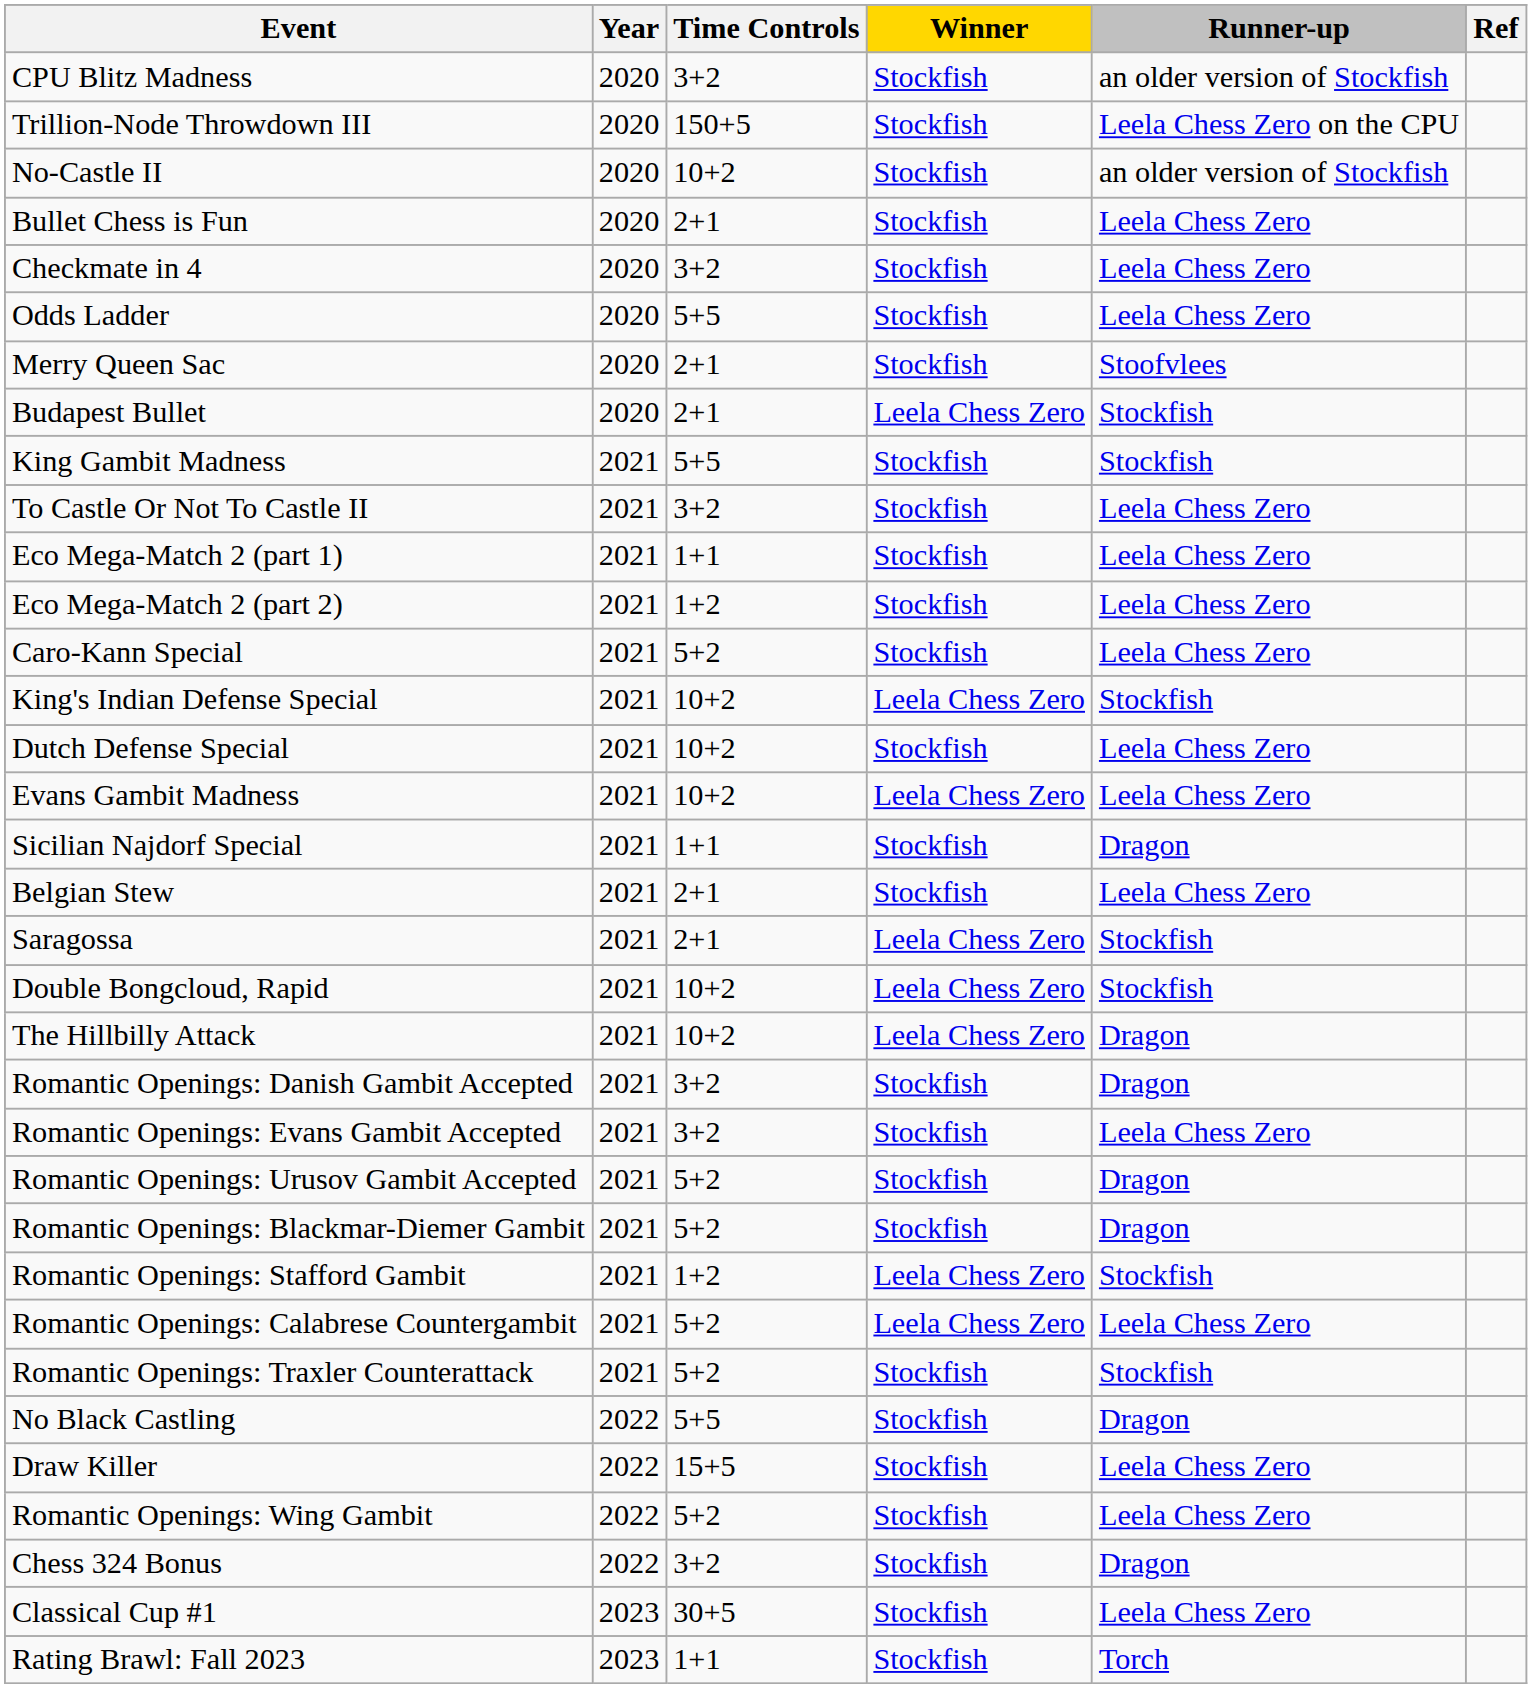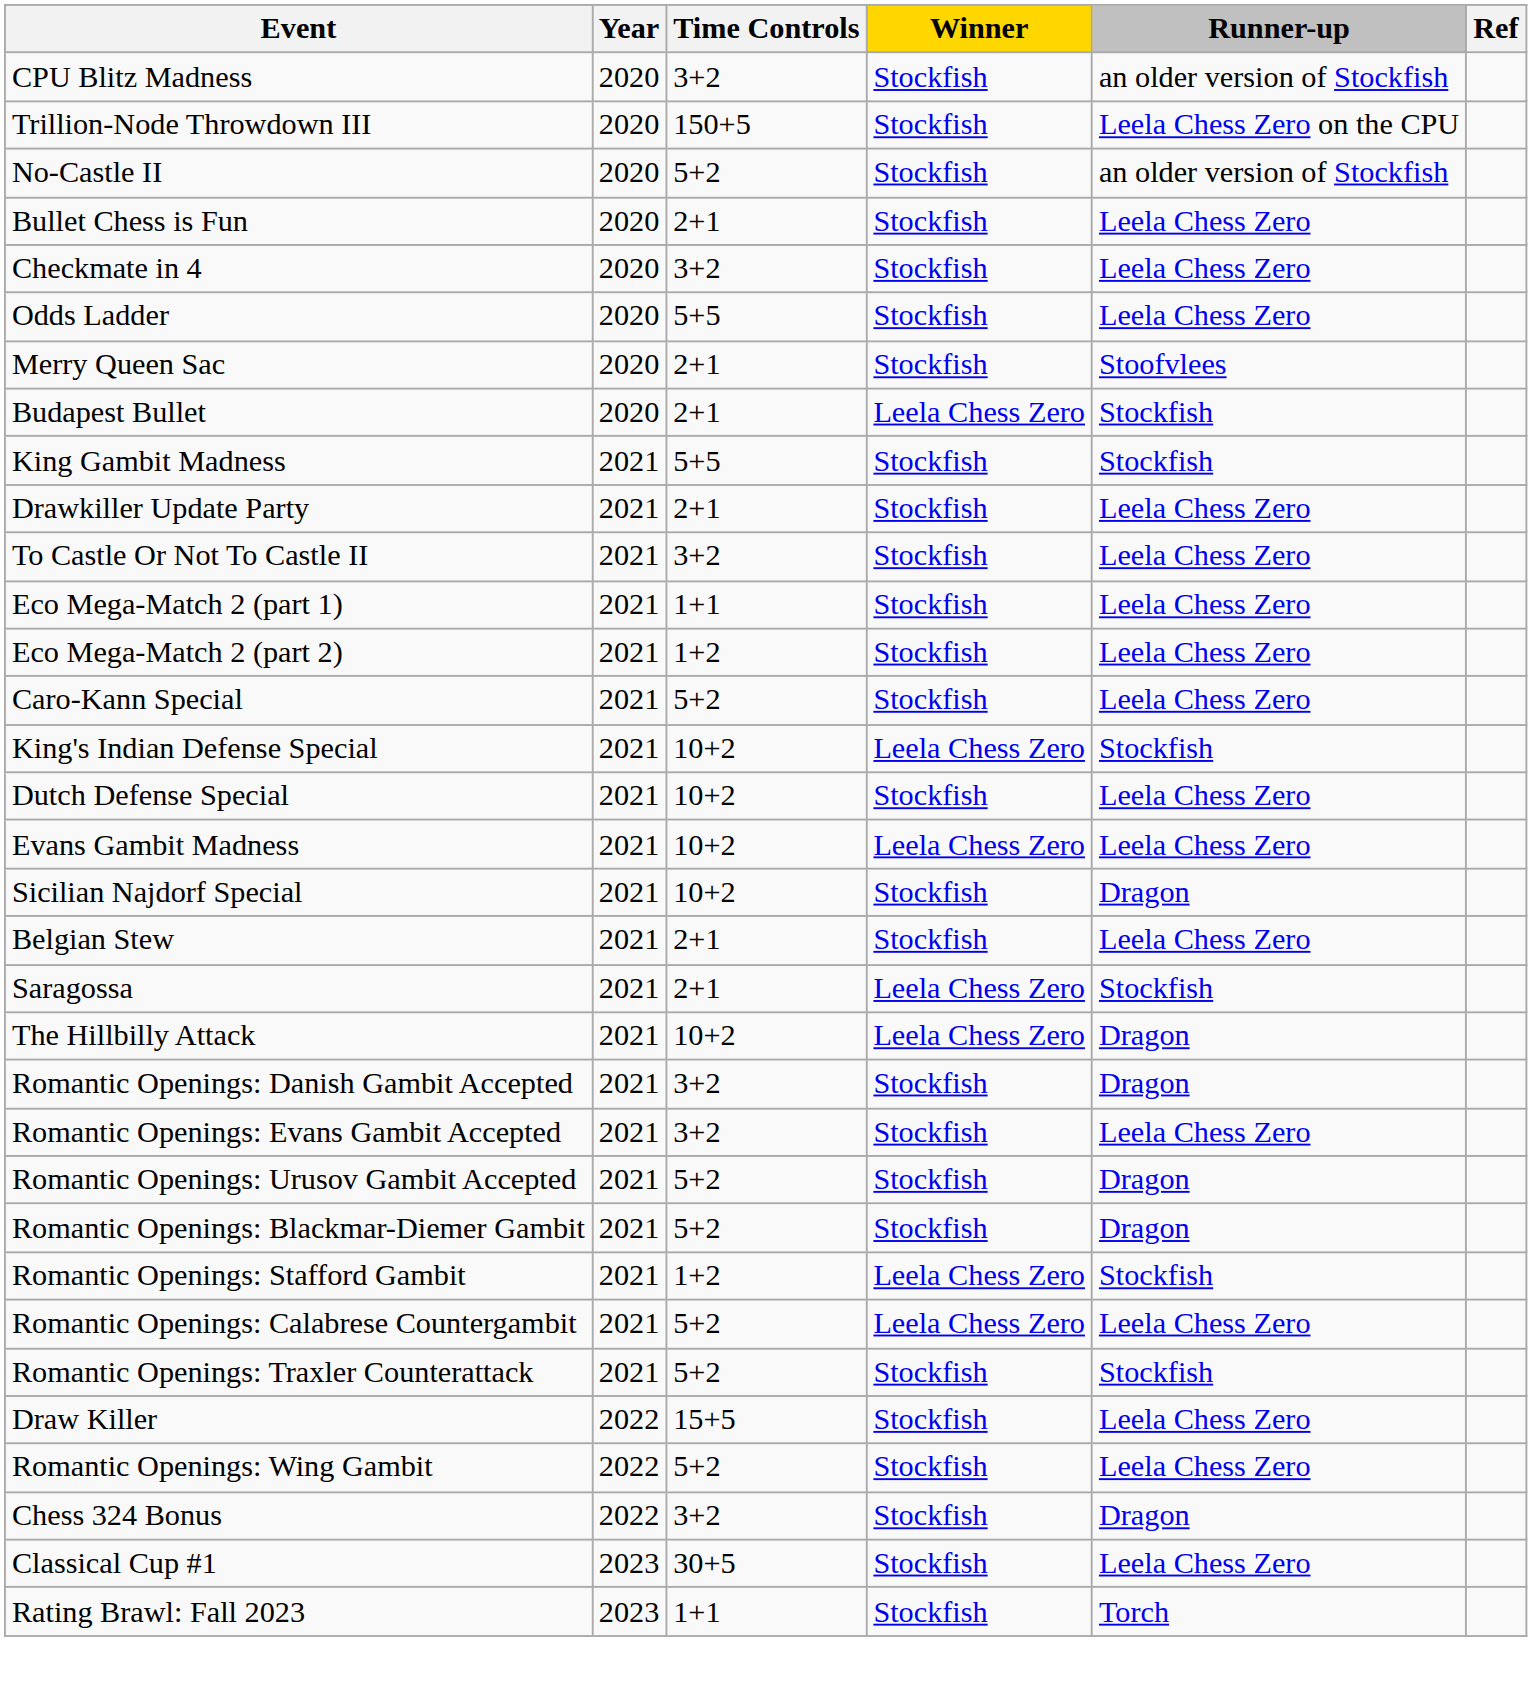(704, 172) 10+2 -> (697, 172) 5+2
+ row: (161, 508)
(697, 843) 1+1 -> (704, 891) 10+2
- row: (170, 987)
- row: (124, 1419)
